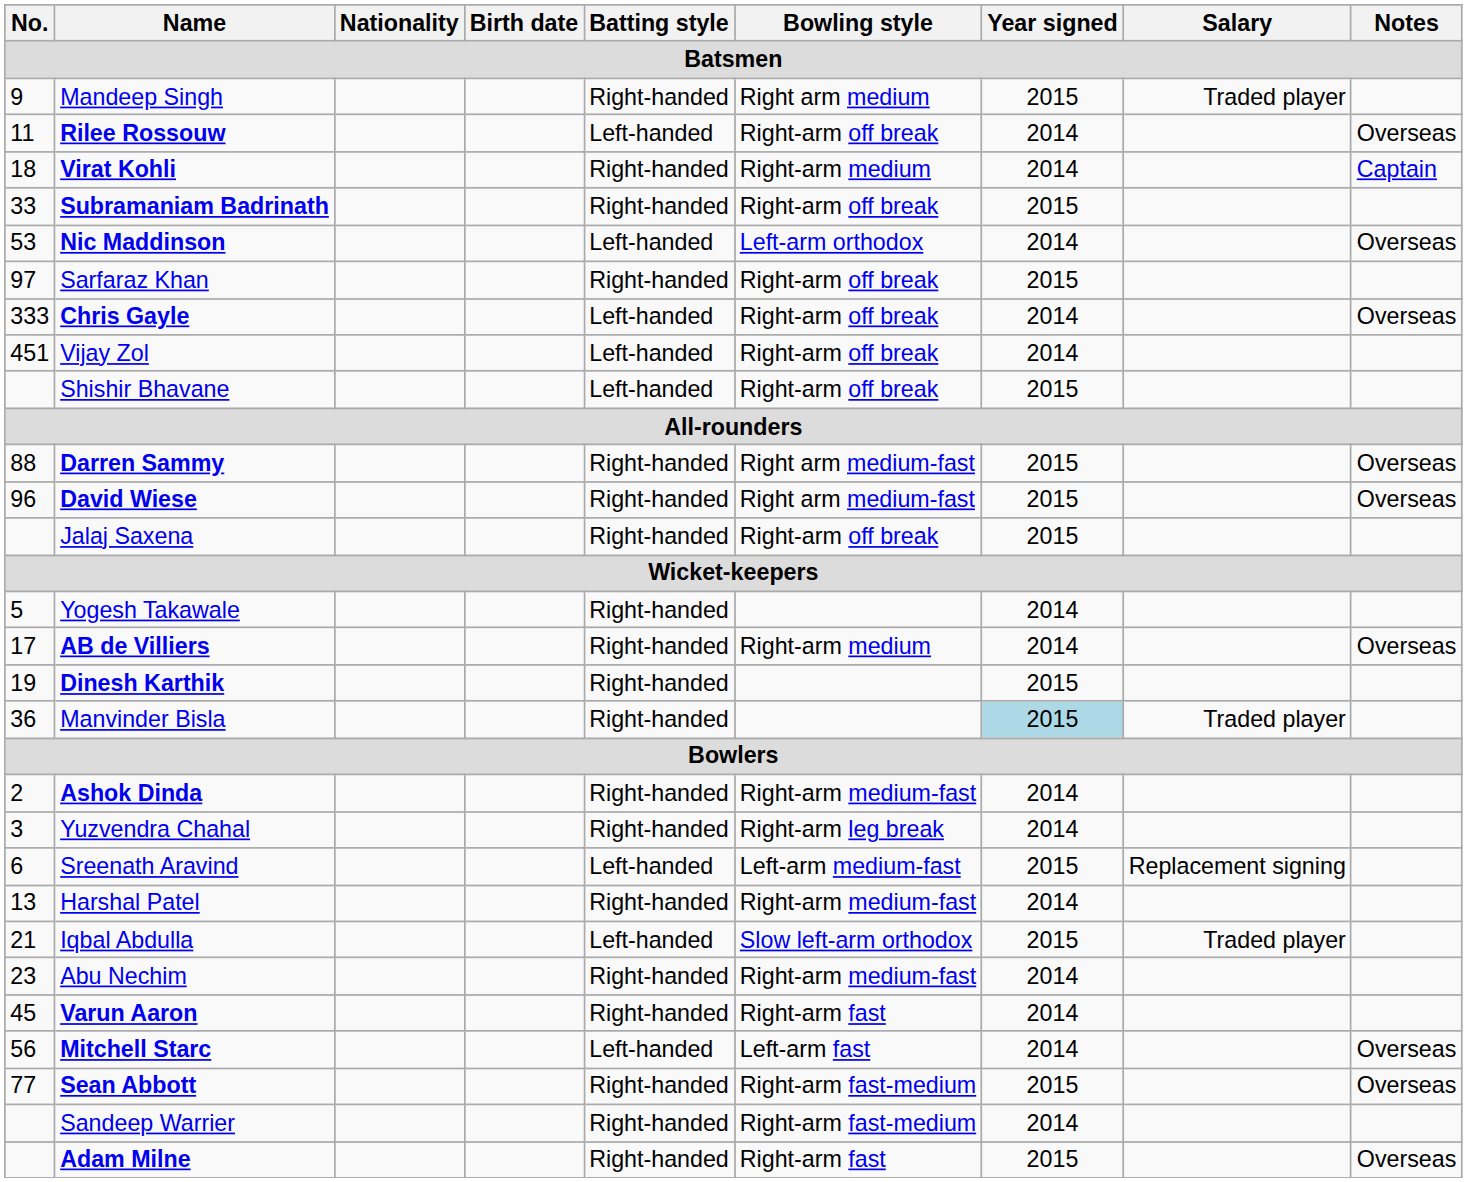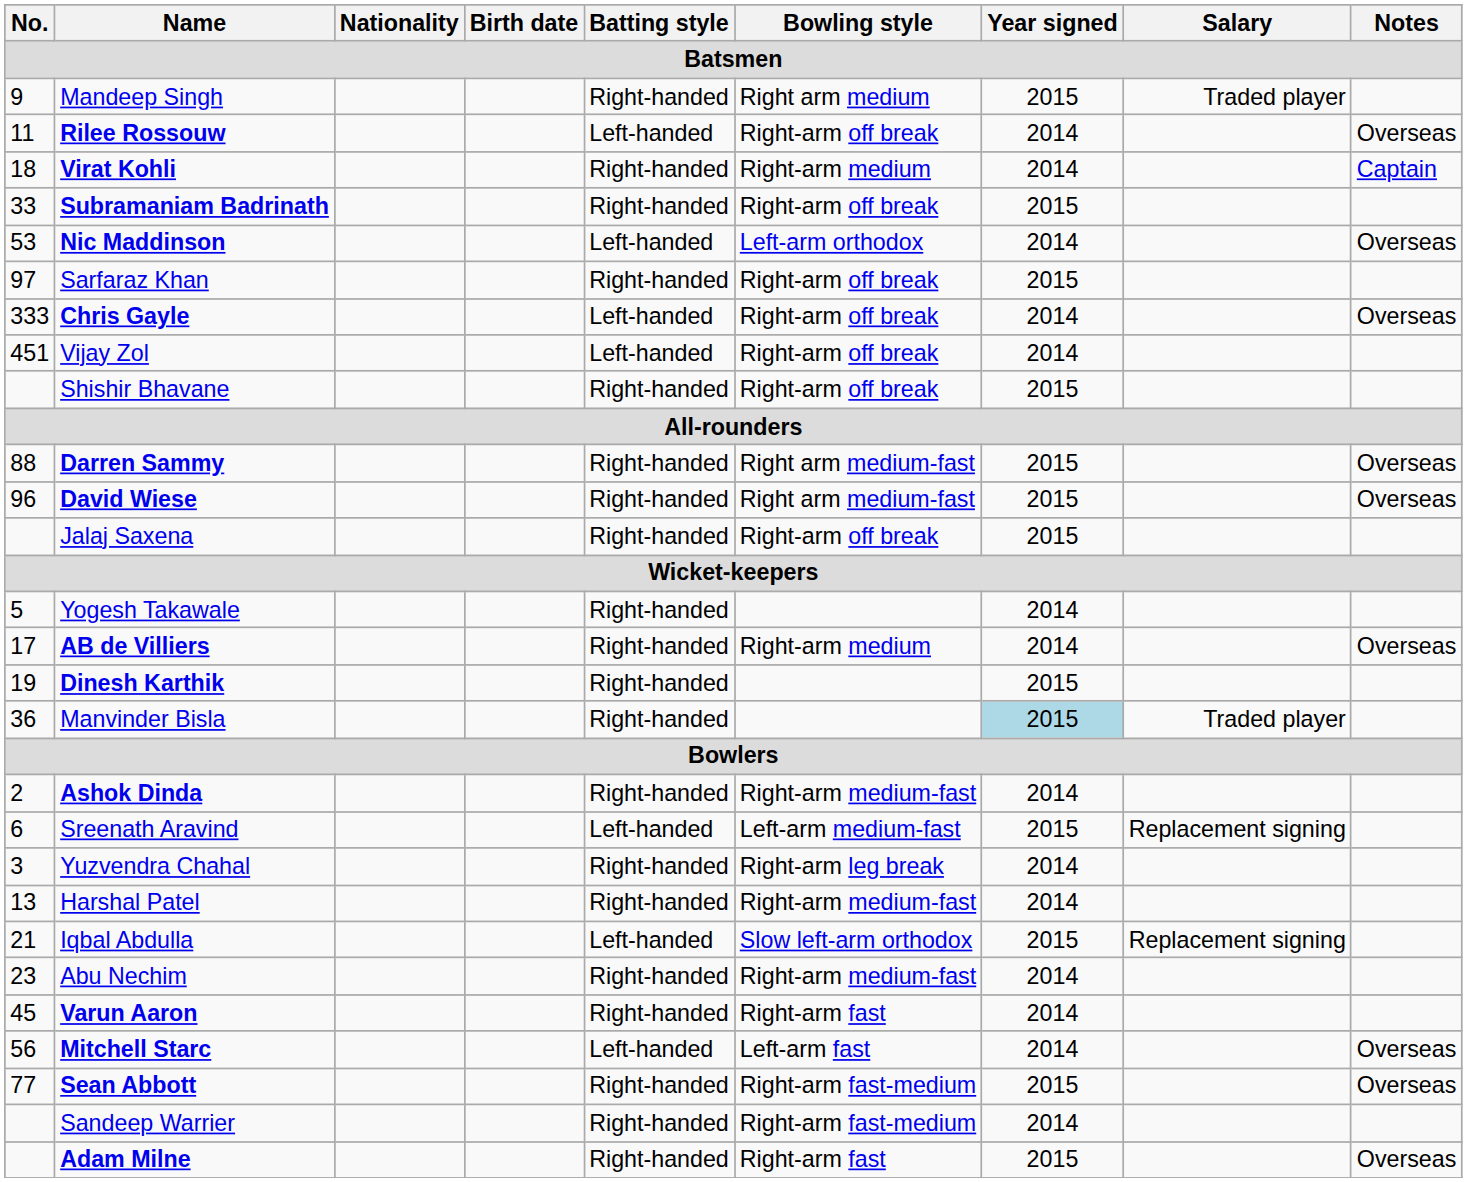(651, 389) Left-handed -> (659, 389) Right-handed
rows swapped: (155, 829) <-> (149, 866)
(1275, 939) Traded player -> (1237, 939) Replacement signing
